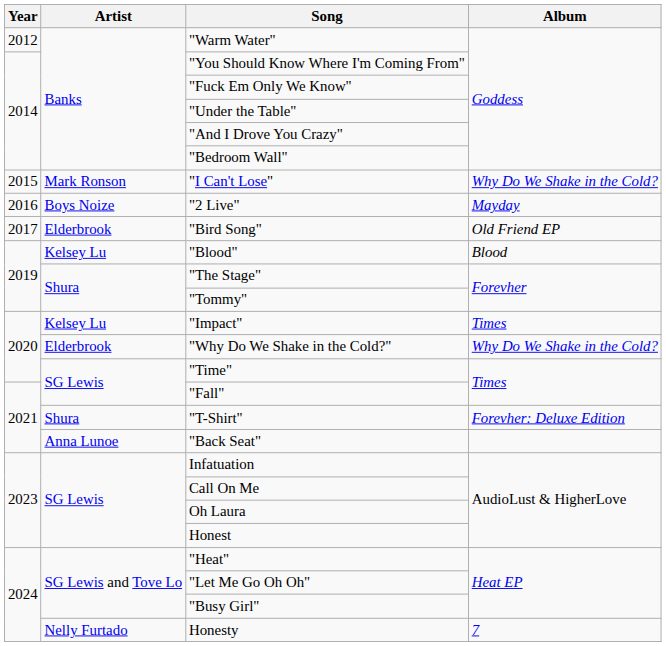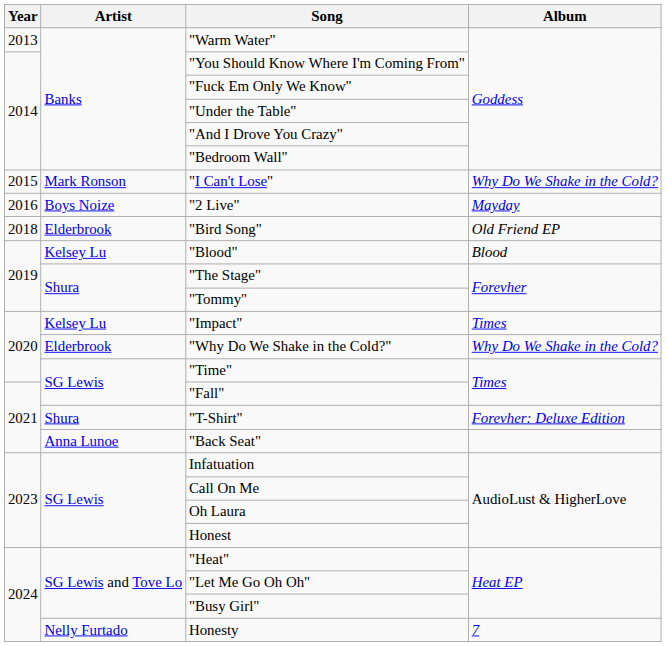(23, 39) 2012 -> (23, 39) 2013
(23, 228) 2017 -> (23, 228) 2018
